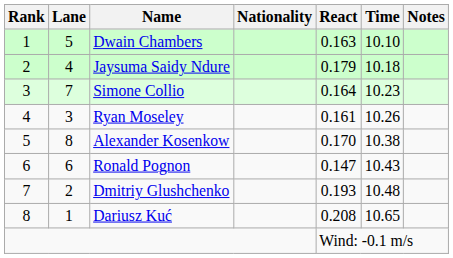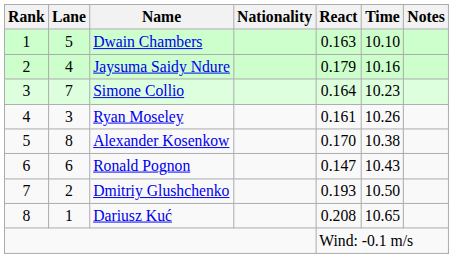(382, 66) 10.18 -> (382, 66) 10.16
(382, 191) 10.48 -> (382, 191) 10.50
